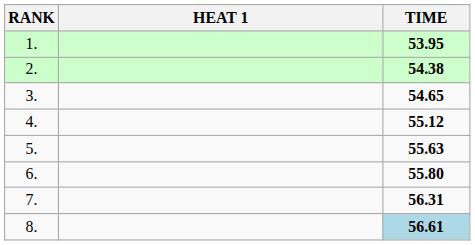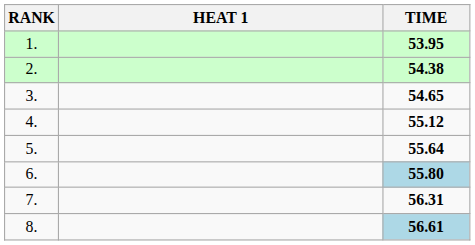(426, 148) 55.63 -> (426, 148) 55.64
(426, 174) no background -> (426, 174) lightblue background
